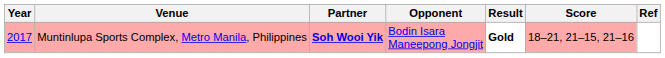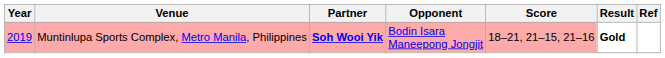columns swapped: (581, 14) <-> (506, 14)
(20, 38) 2017 -> (20, 38) 2019
